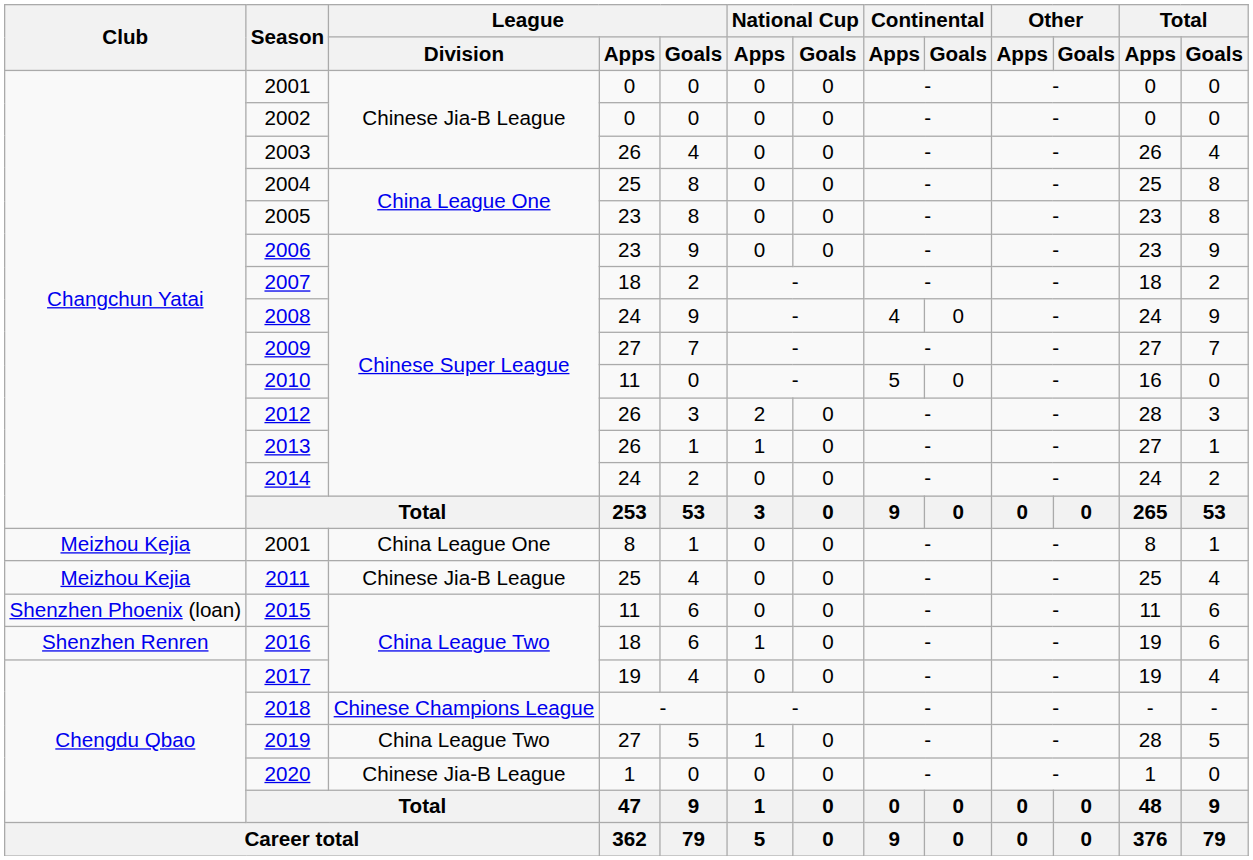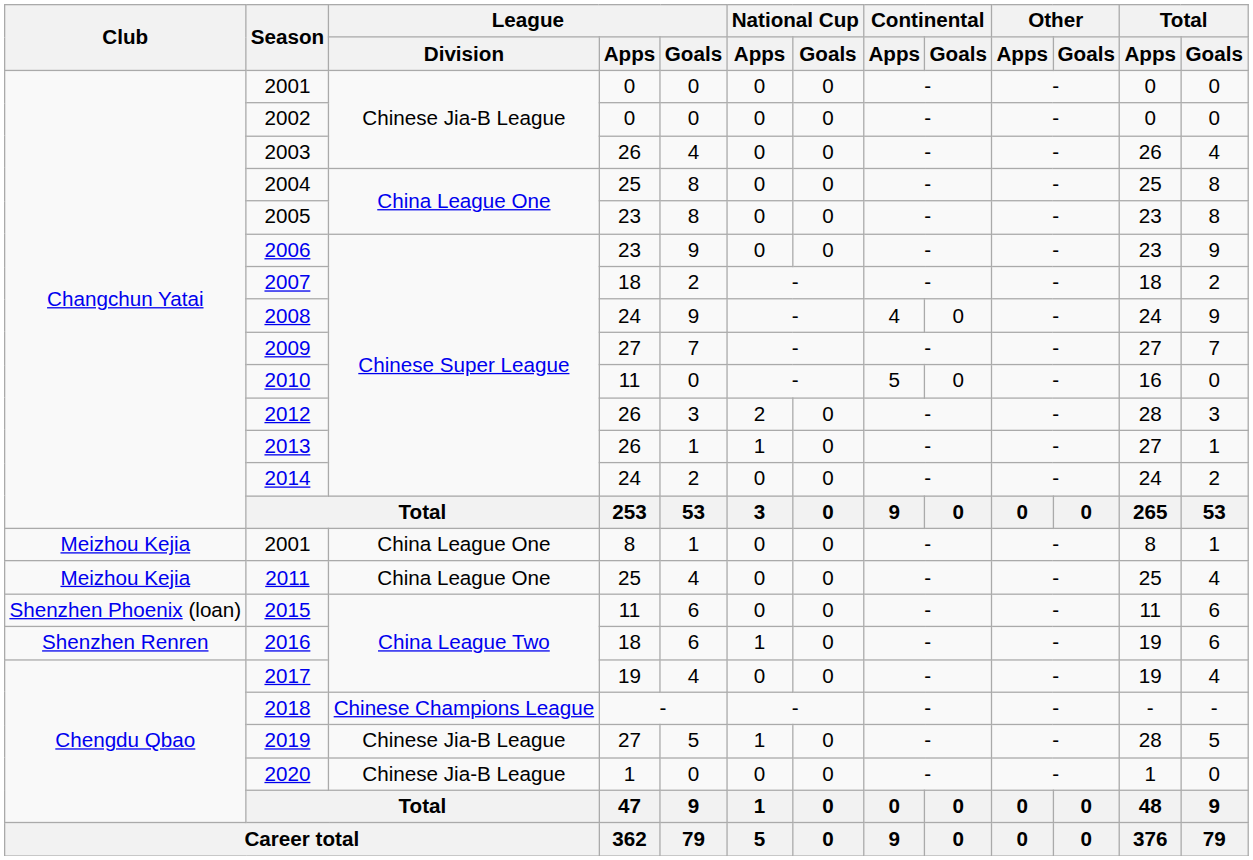(464, 577) Chinese Jia-B League -> (464, 577) China League One
(464, 741) China League Two -> (464, 741) Chinese Jia-B League
